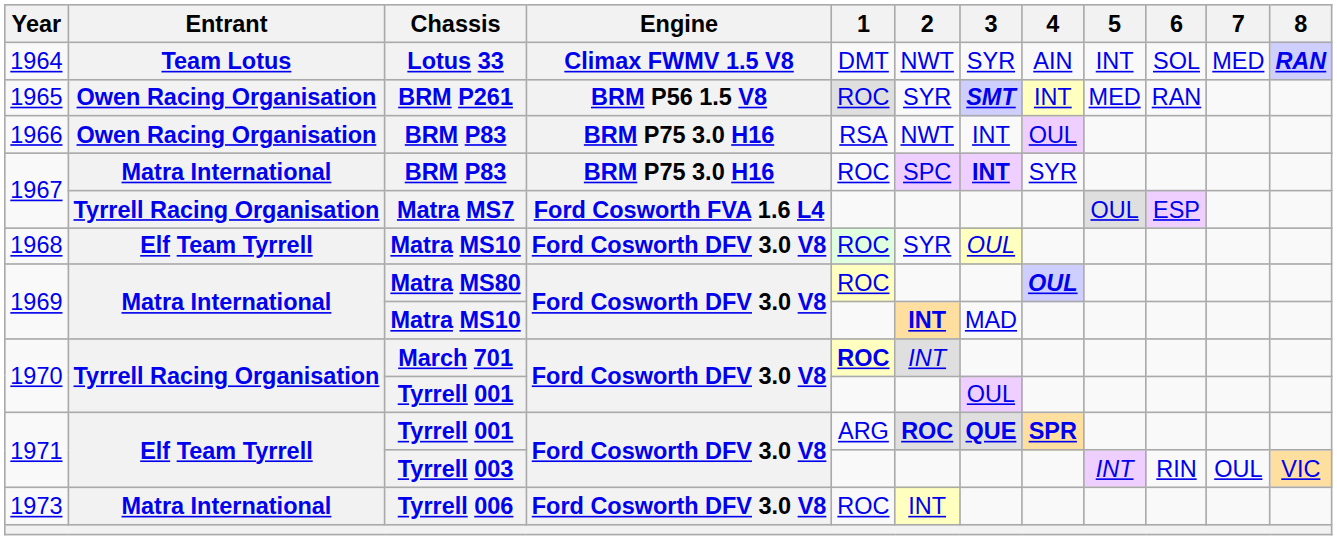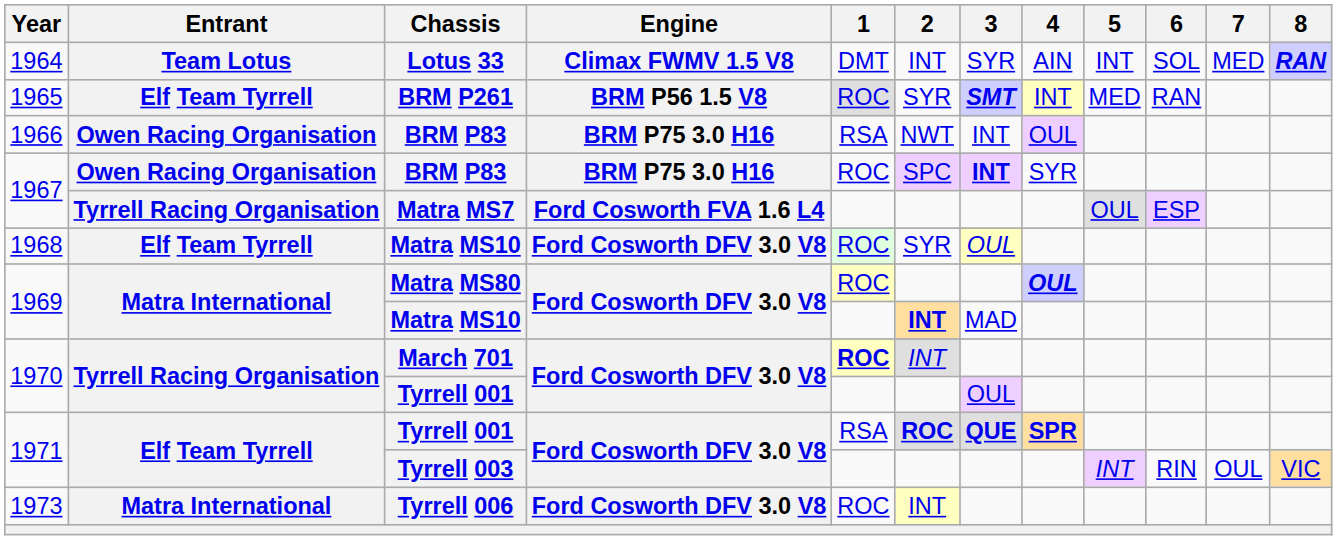(927, 61) NWT -> (927, 61) INT
(226, 98) Owen Racing Organisation -> (226, 98) Elf Team Tyrrell
(226, 172) Matra International -> (226, 172) Owen Racing Organisation
(863, 432) ARG -> (863, 432) RSA
